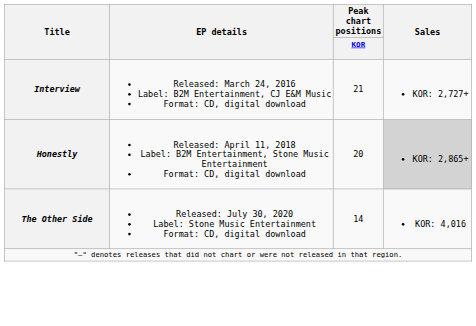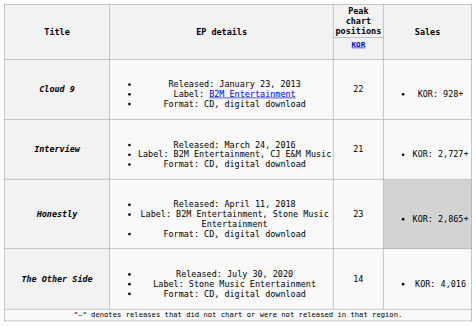+ row: (57, 89)
(358, 154) 20 -> (358, 214) 23
